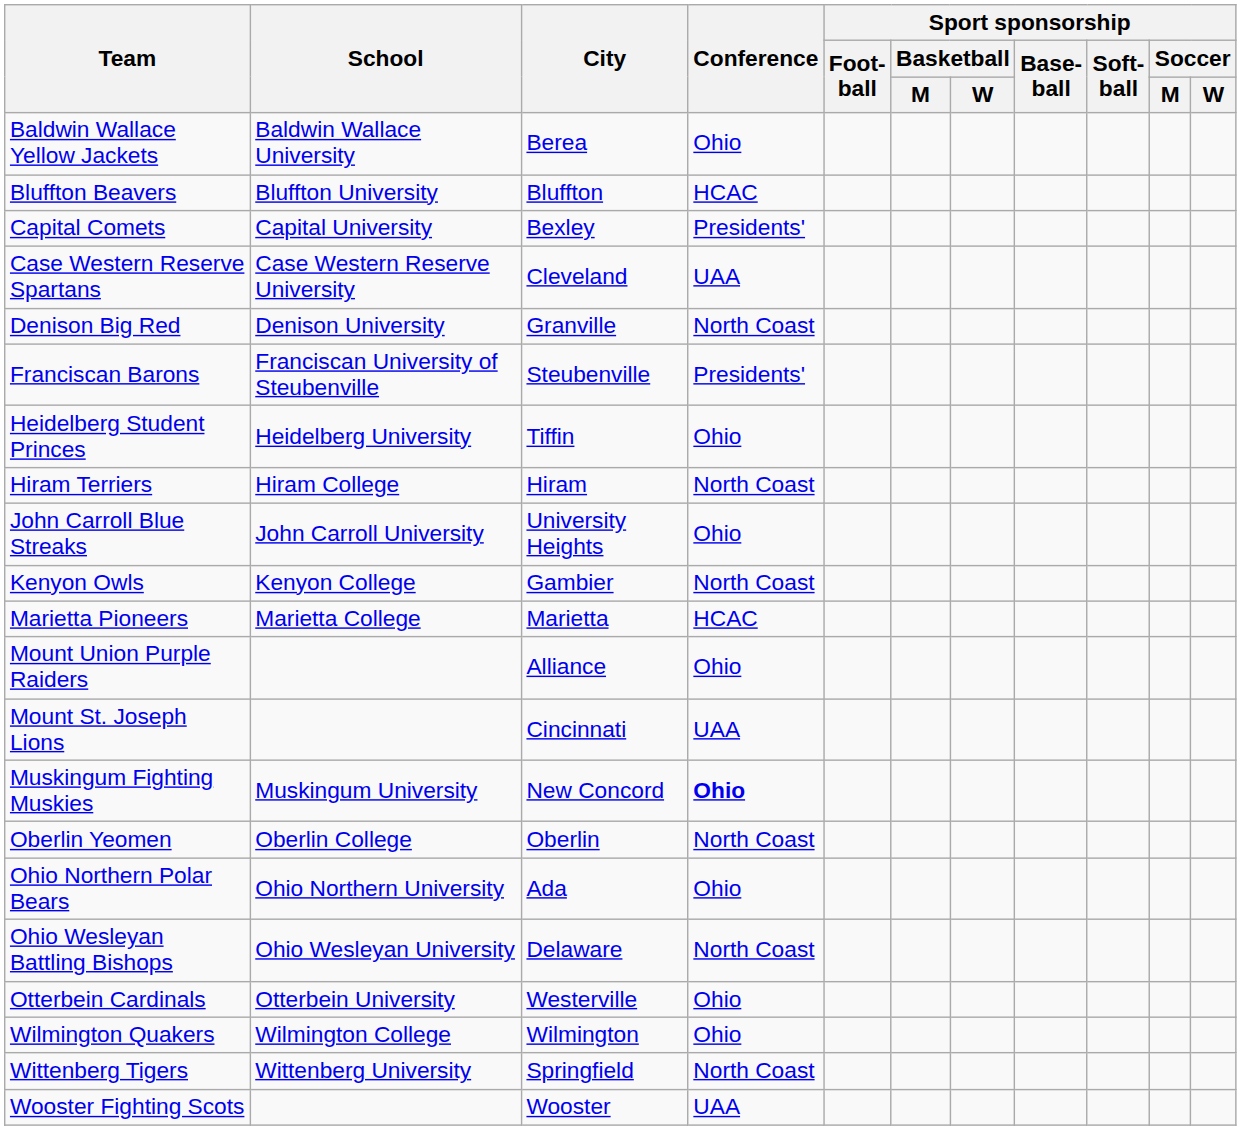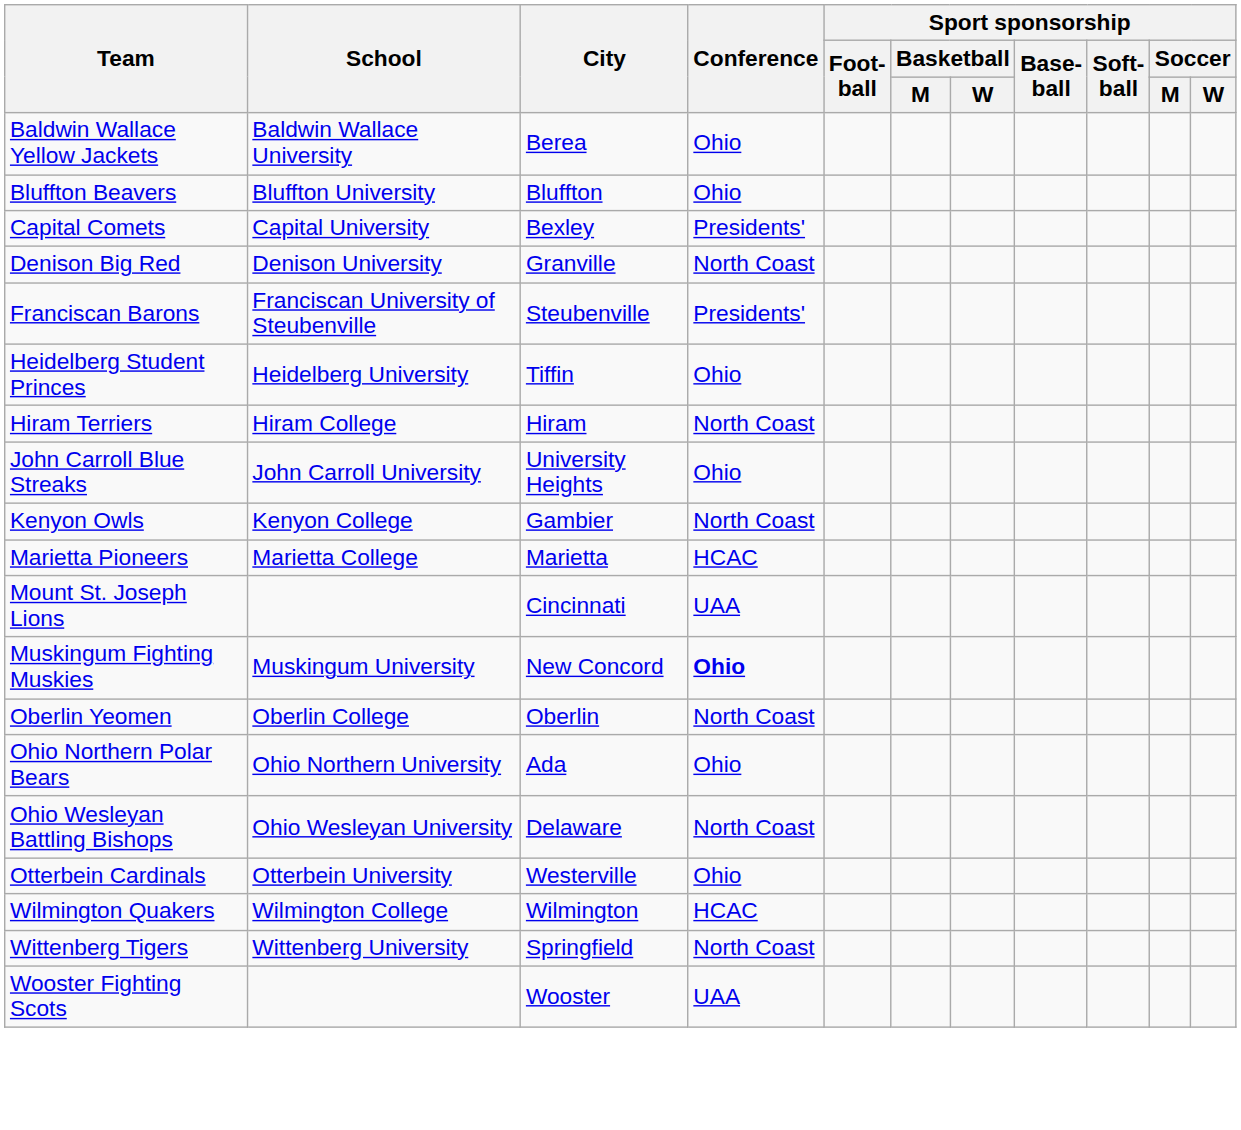(726, 192) HCAC -> (717, 192) Ohio
- row: (127, 277)
- row: (110, 667)
(717, 1034) Ohio -> (726, 911) HCAC
